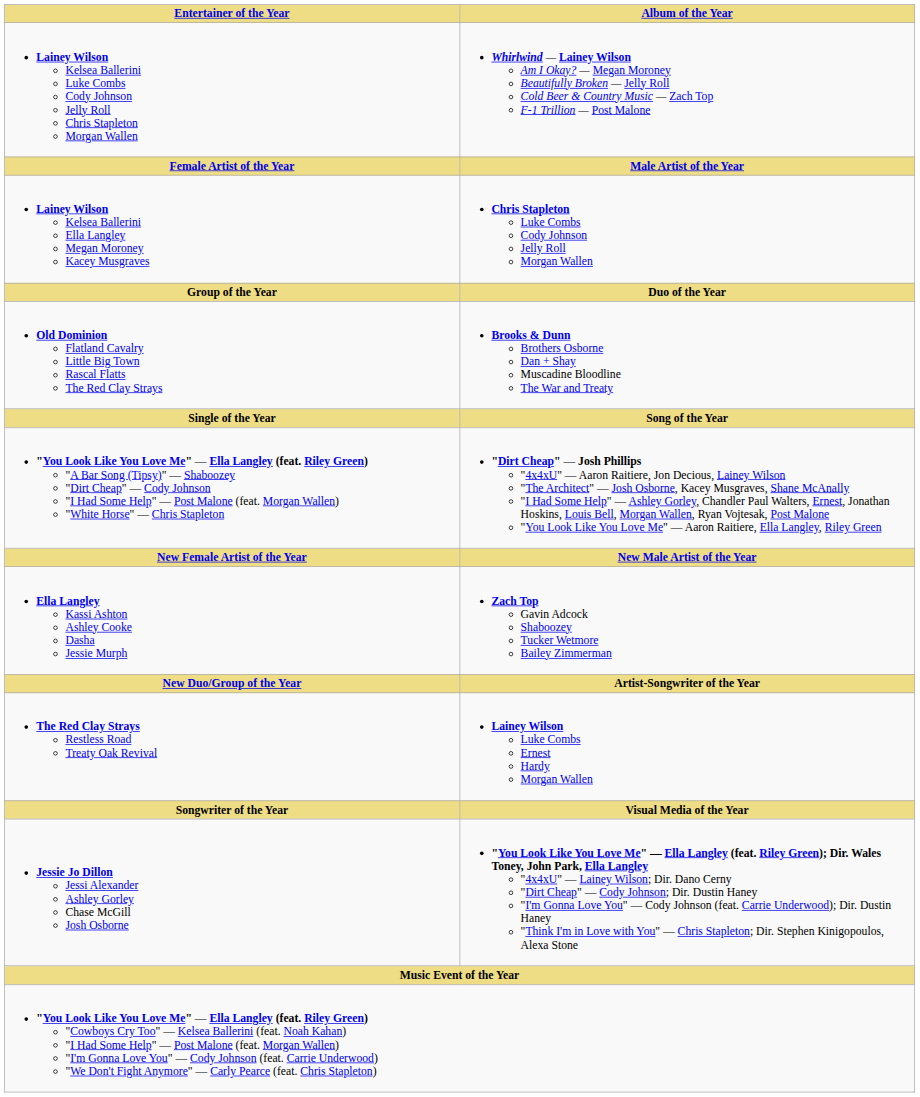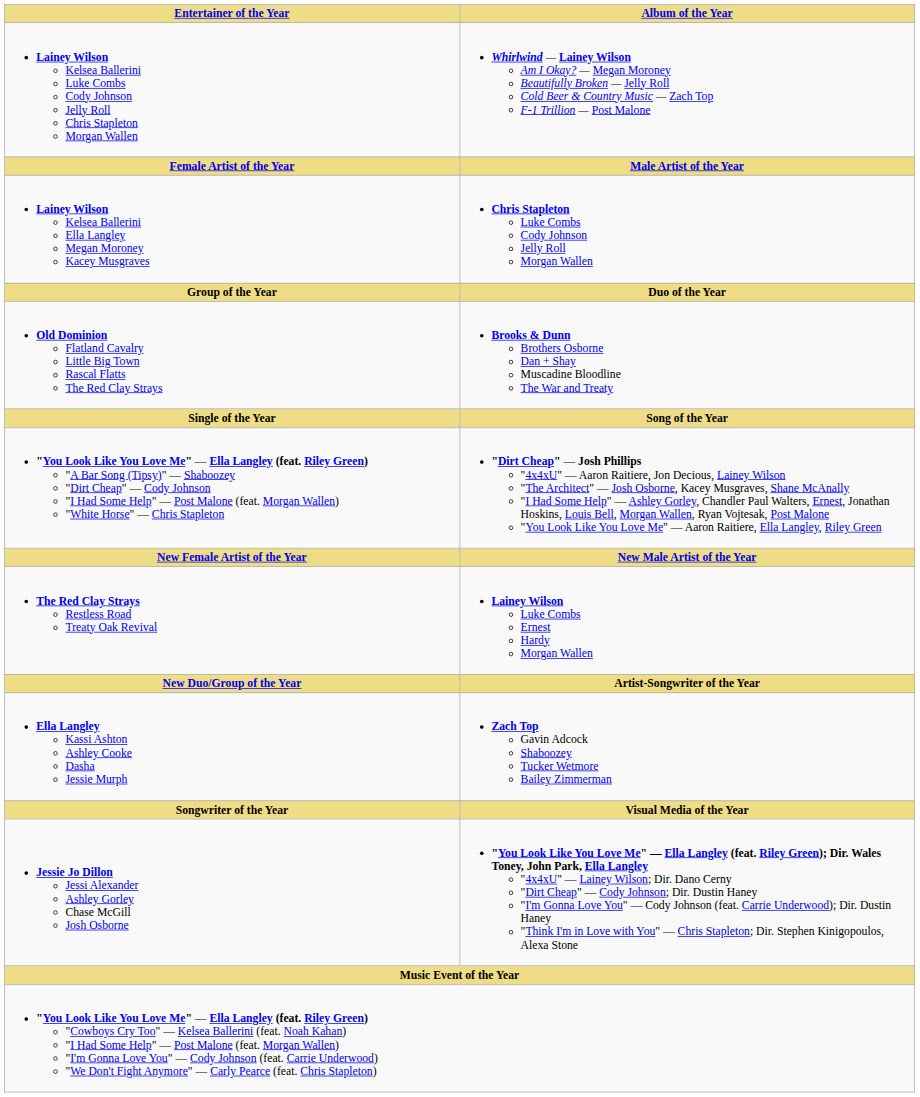rows swapped: (232, 627) <-> (232, 740)
